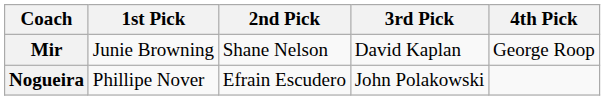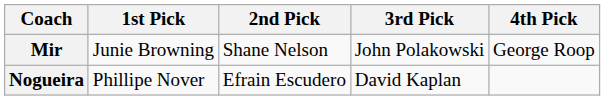(408, 49) David Kaplan -> (420, 49) John Polakowski
(420, 79) John Polakowski -> (408, 79) David Kaplan
